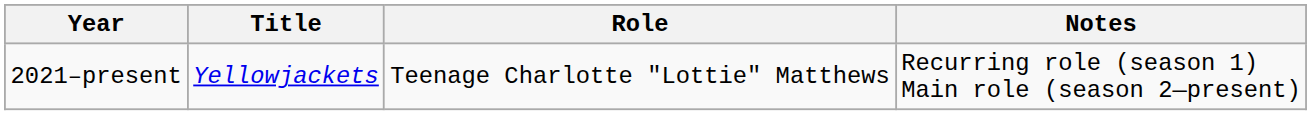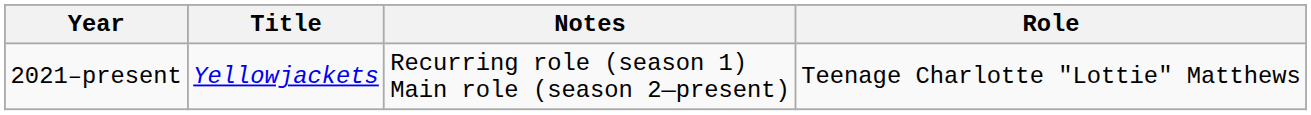columns swapped: (640, 24) <-> (1101, 24)
